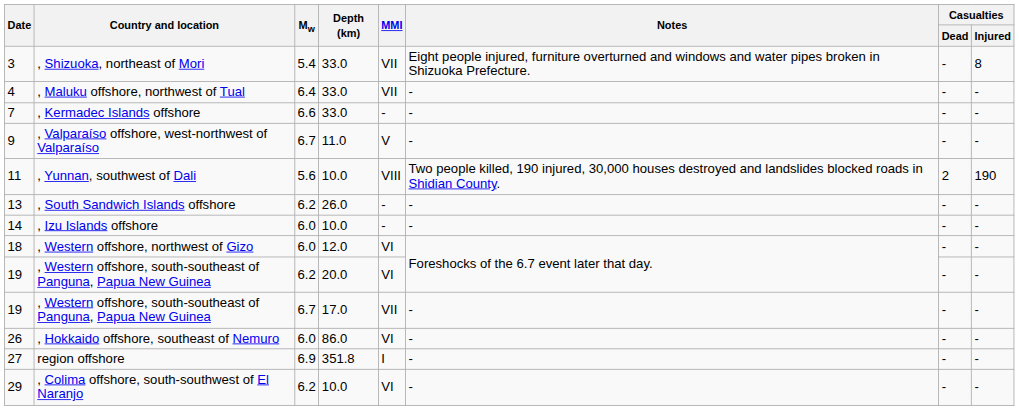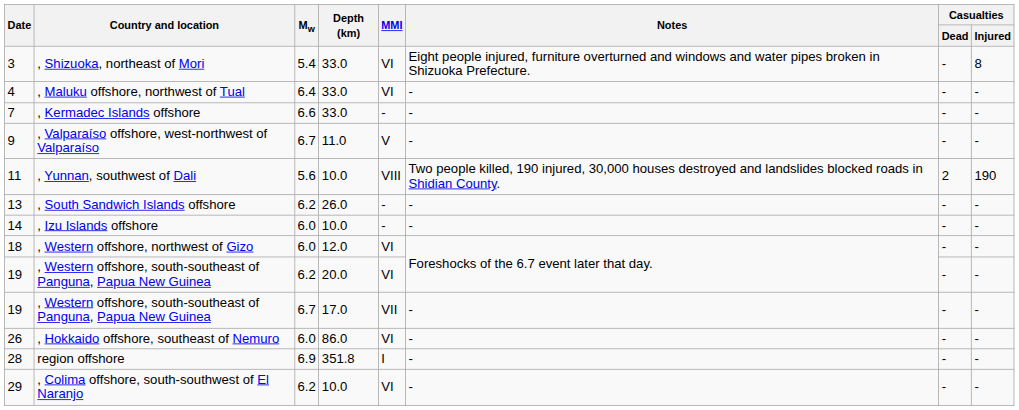(389, 63) VII -> (387, 63) VI
(389, 92) VII -> (387, 92) VI
(15, 359) 27 -> (15, 359) 28
